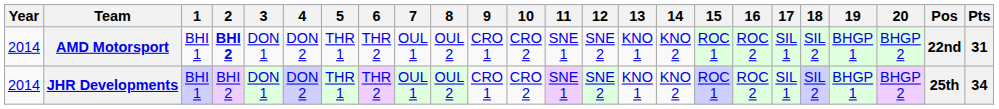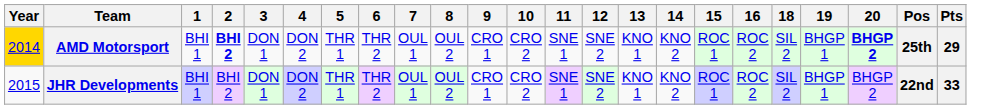- column: (786, 15)
(24, 46) no background -> (24, 46) gold background
(900, 46) normal -> (872, 46) bold
(945, 46) 22nd -> (917, 46) 25th
(979, 46) 31 -> (952, 46) 29
(24, 85) 2014 -> (24, 85) 2015
(945, 85) 25th -> (917, 85) 22nd
(979, 85) 34 -> (952, 85) 33
